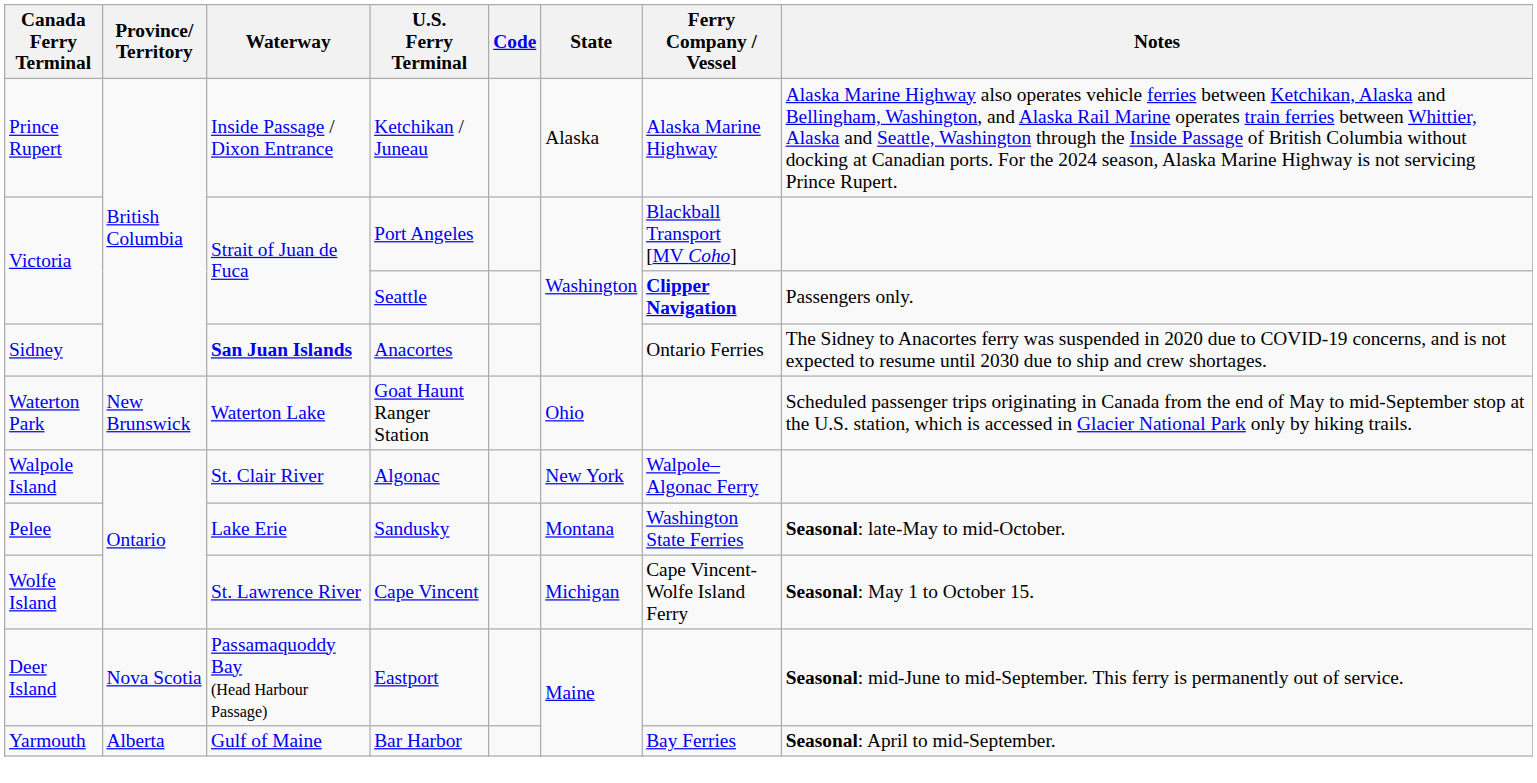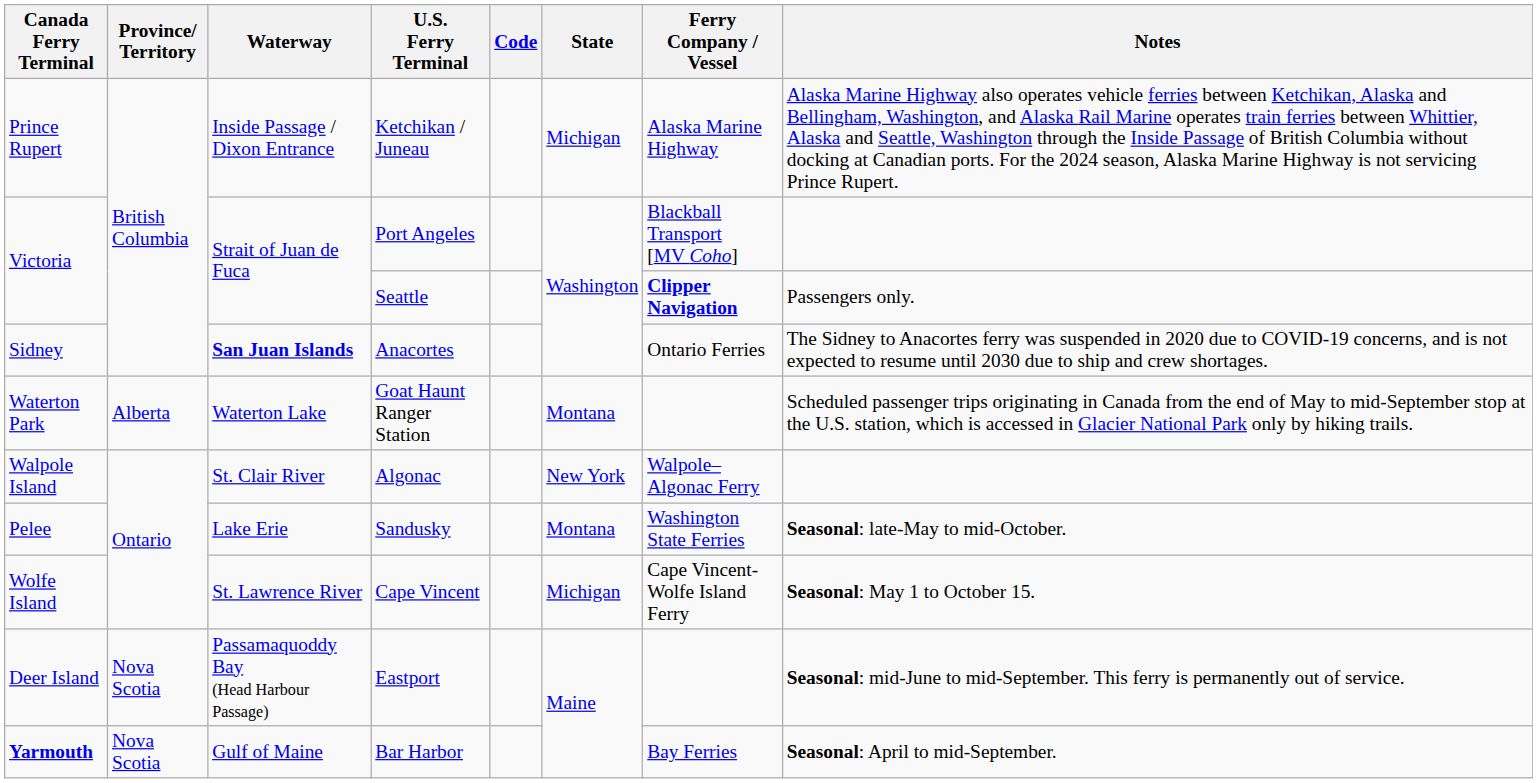(572, 137) Alaska -> (583, 137) Michigan
(148, 412) New Brunswick -> (141, 412) Alberta
(565, 412) Ohio -> (581, 412) Montana
(47, 740) normal -> (51, 751) bold
(136, 740) Alberta -> (136, 751) Nova Scotia
